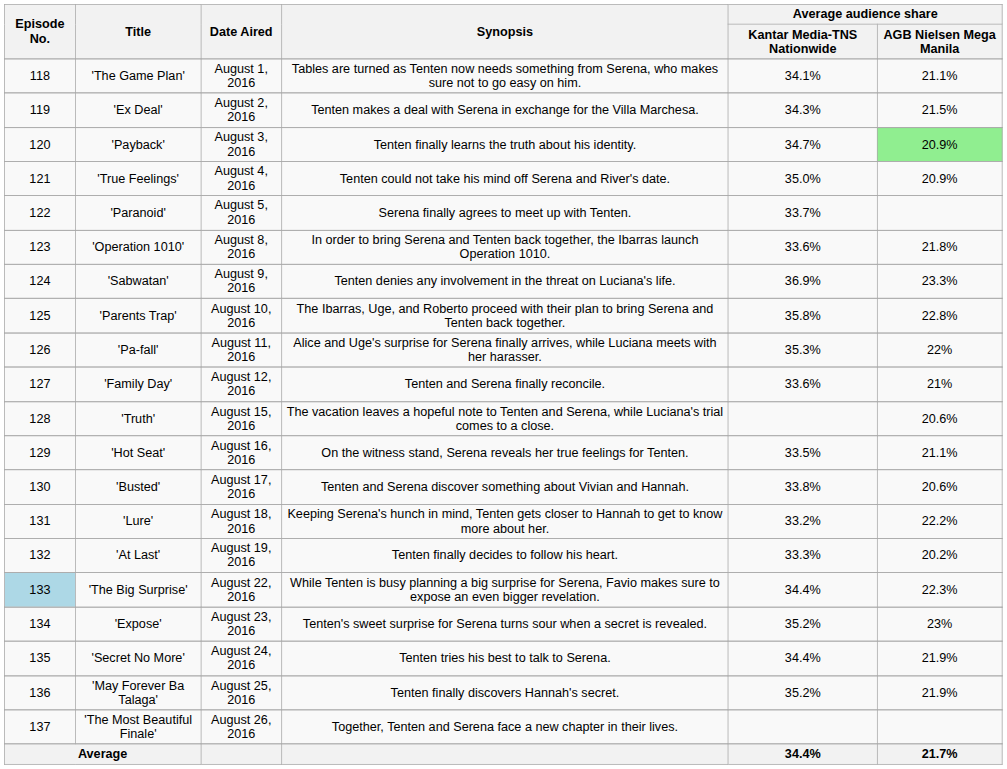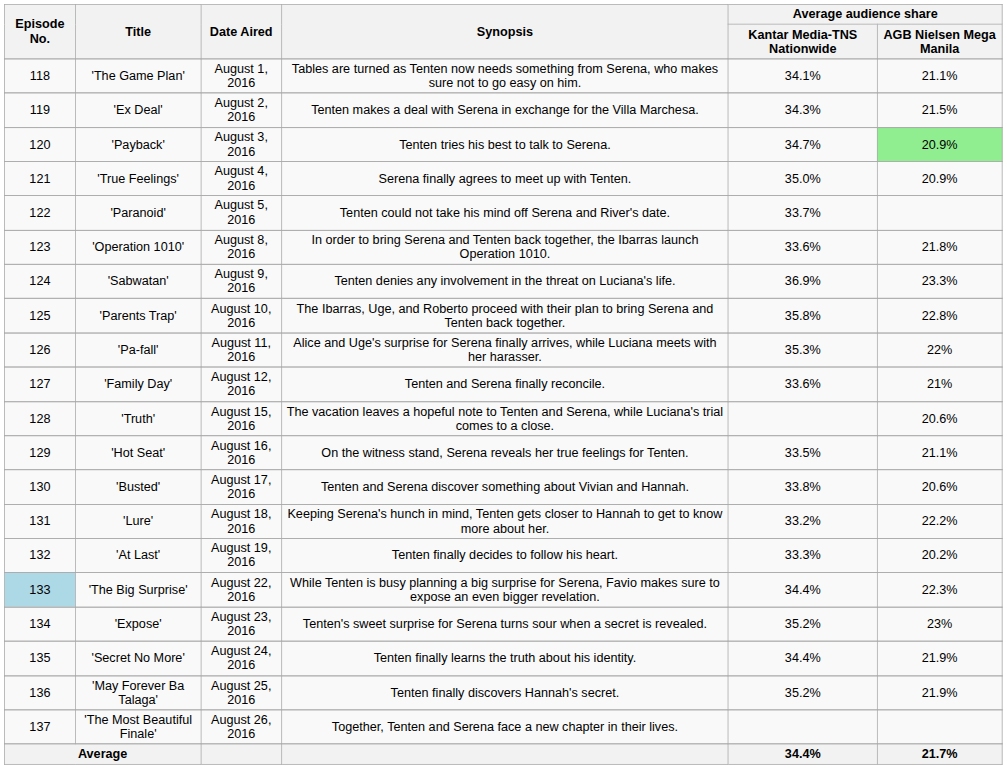(505, 144) Tenten finally learns the truth about his identity. -> (505, 144) Tenten tries his best to talk to Serena.
(505, 178) Tenten could not take his mind off Serena and River's date. -> (505, 178) Serena finally agrees to meet up with Tenten.
(505, 213) Serena finally agrees to meet up with Tenten. -> (505, 213) Tenten could not take his mind off Serena and River's date.
(505, 658) Tenten tries his best to talk to Serena. -> (505, 658) Tenten finally learns the truth about his identity.
